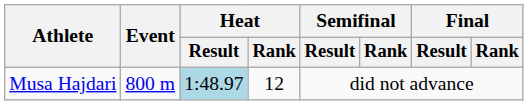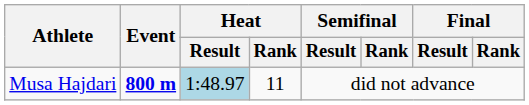(150, 83) normal -> (151, 83) bold
(274, 83) 12 -> (275, 83) 11
